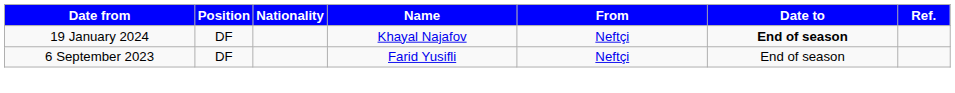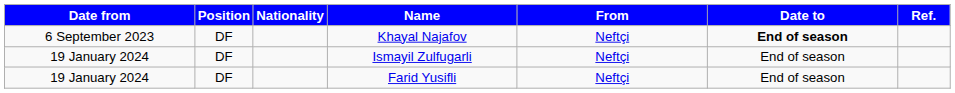(100, 36) 19 January 2024 -> (100, 36) 6 September 2023
+ row: (422, 57)
(100, 57) 6 September 2023 -> (100, 78) 19 January 2024
